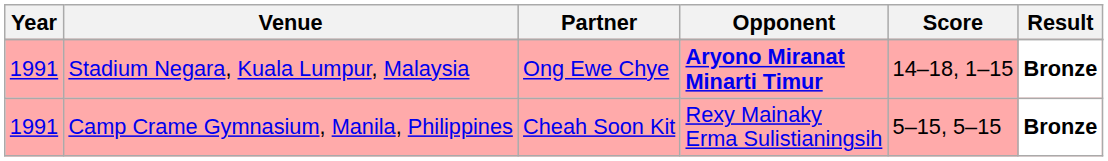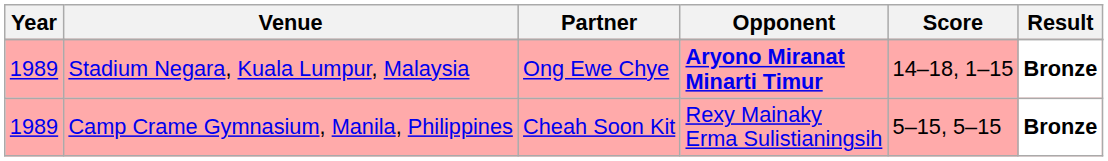(34, 69) 1991 -> (34, 69) 1989
(34, 127) 1991 -> (34, 127) 1989
